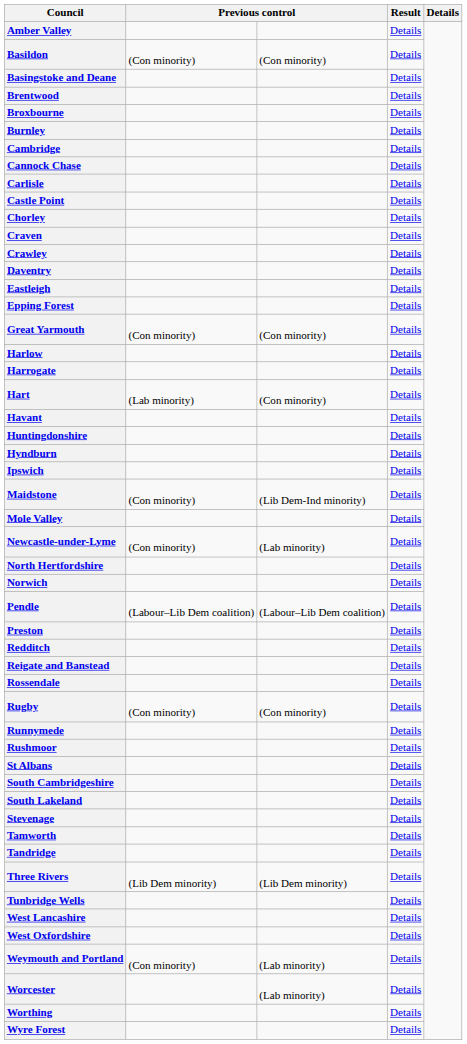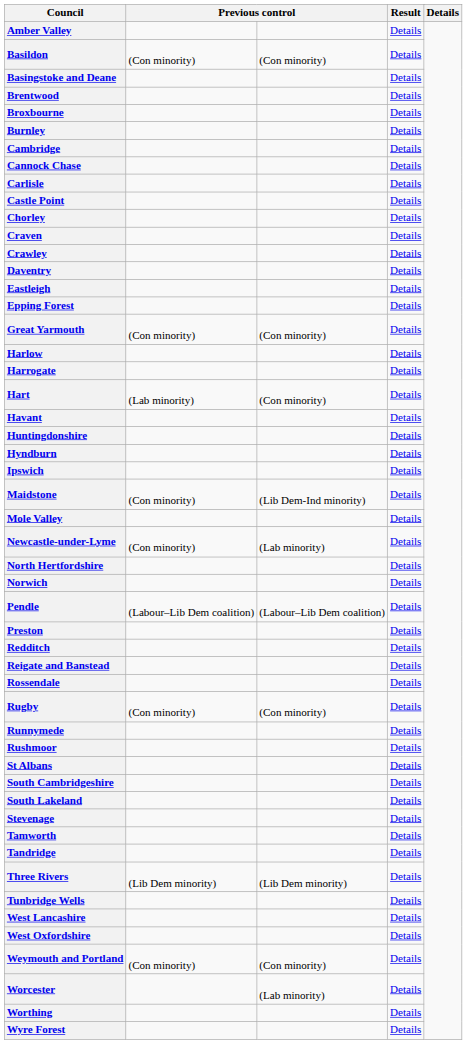(292, 965) (Lab minority) -> (293, 965) (Con minority)
